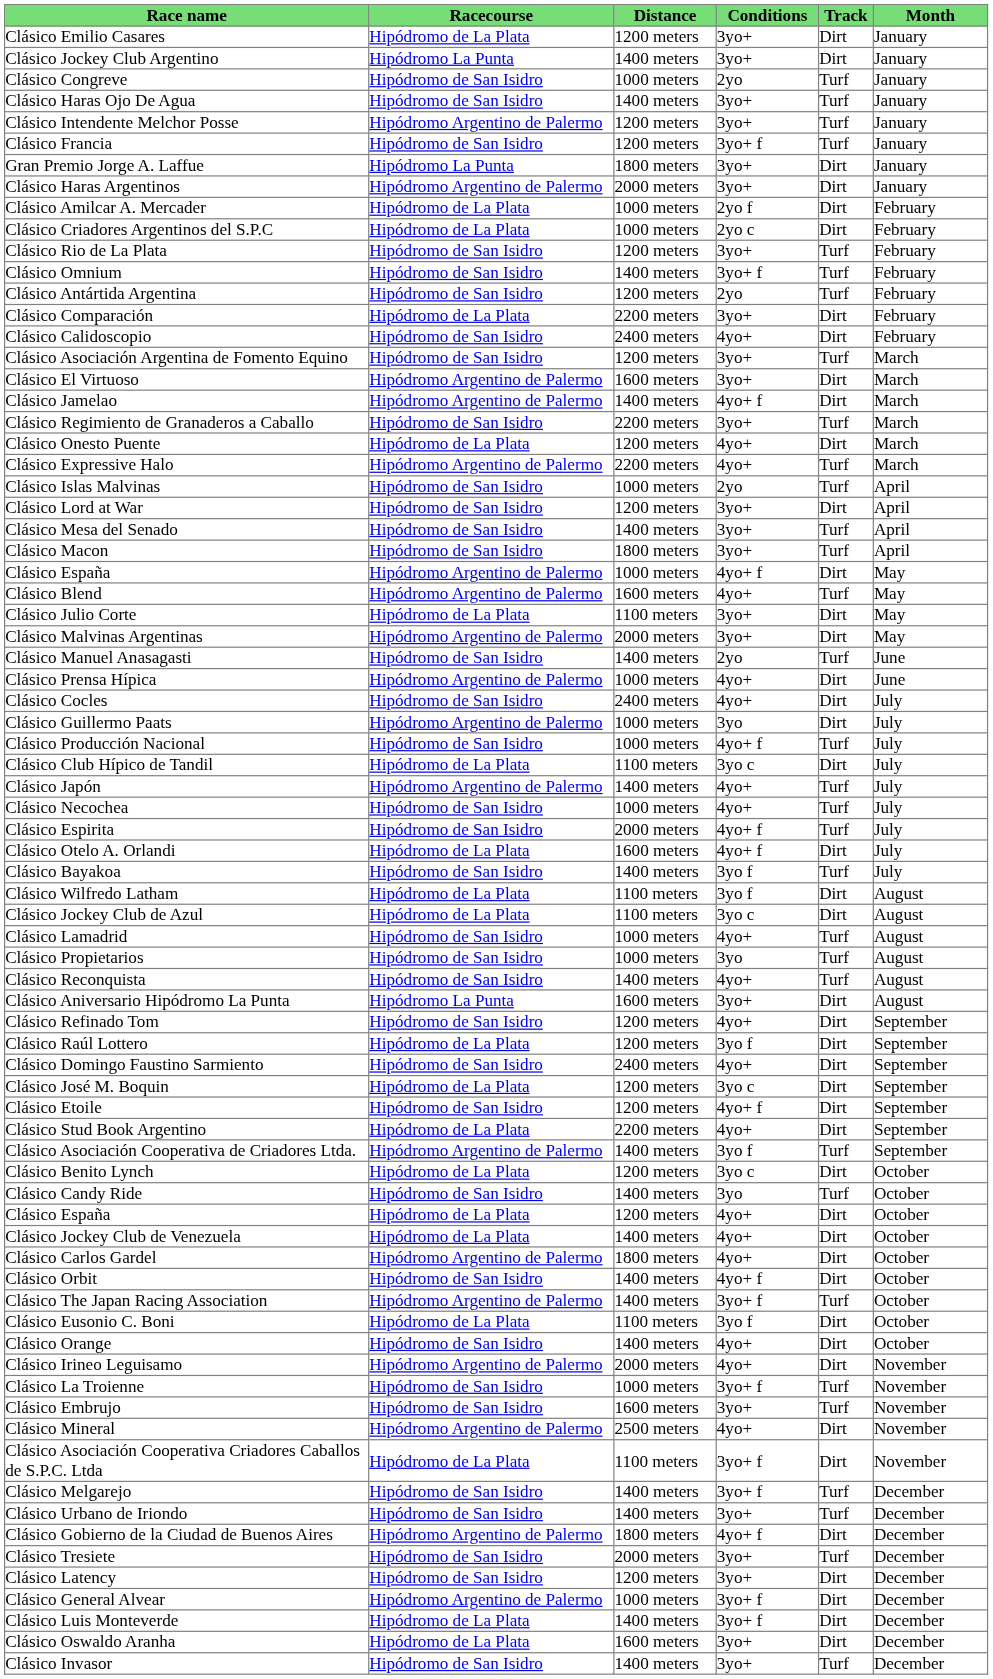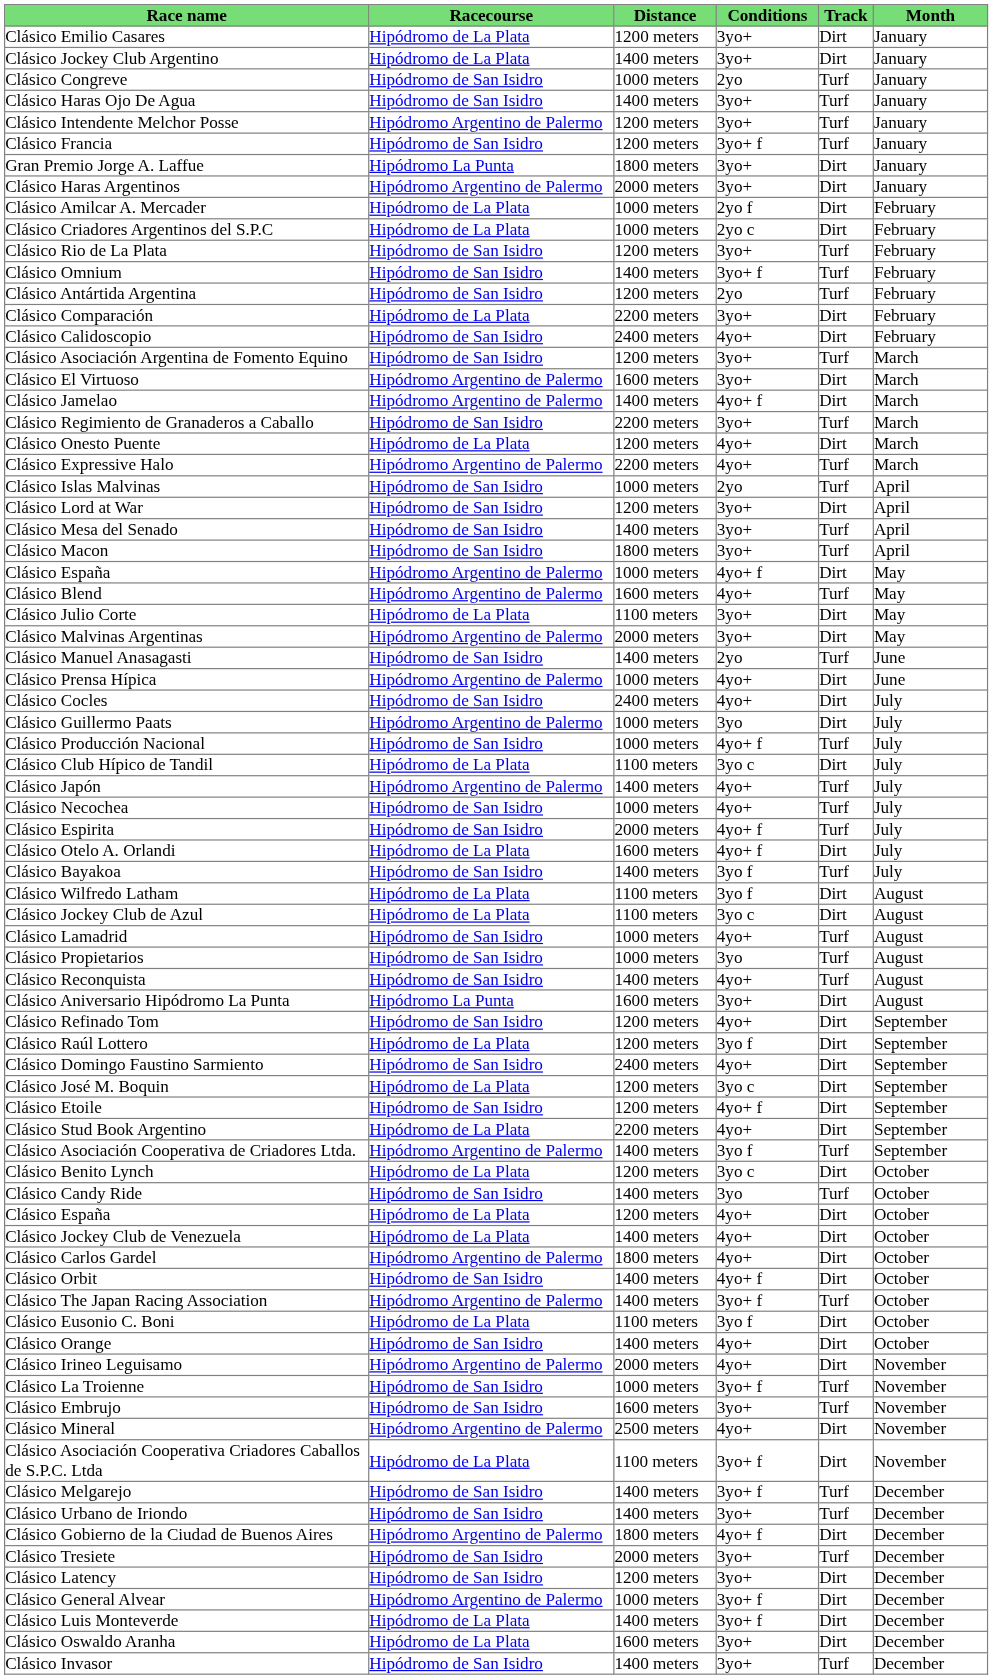(442, 58) Hipódromo La Punta -> (449, 58) Hipódromo de La Plata
